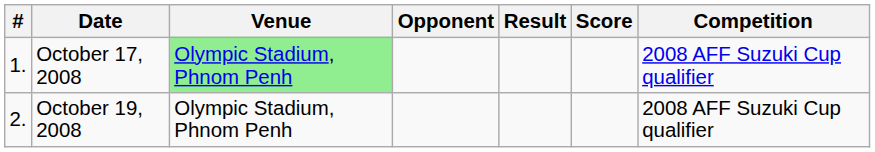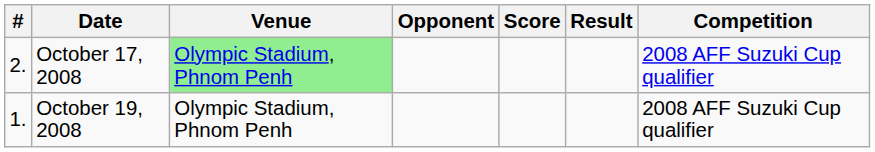columns swapped: (604, 21) <-> (535, 21)
(18, 65) 1. -> (18, 65) 2.
(18, 120) 2. -> (18, 120) 1.
